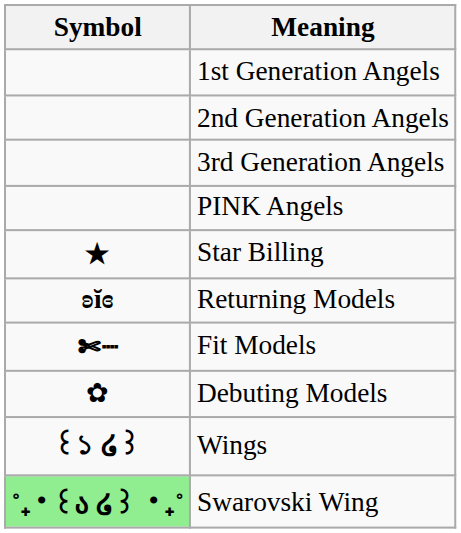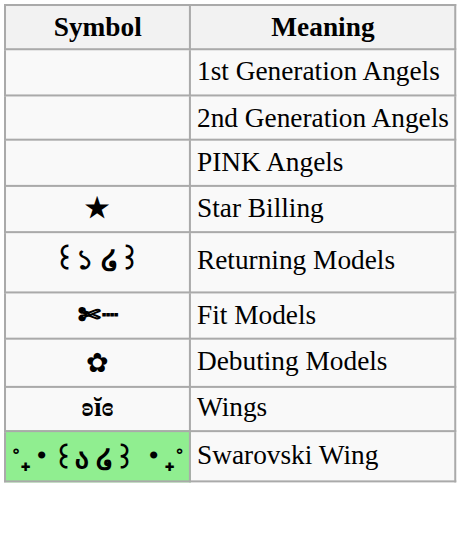- row: (321, 161)
(98, 299) ʚĭɞ -> (98, 260) ꒰১ ໒꒱
(98, 444) ꒰১ ໒꒱ -> (98, 407) ʚĭɞ
